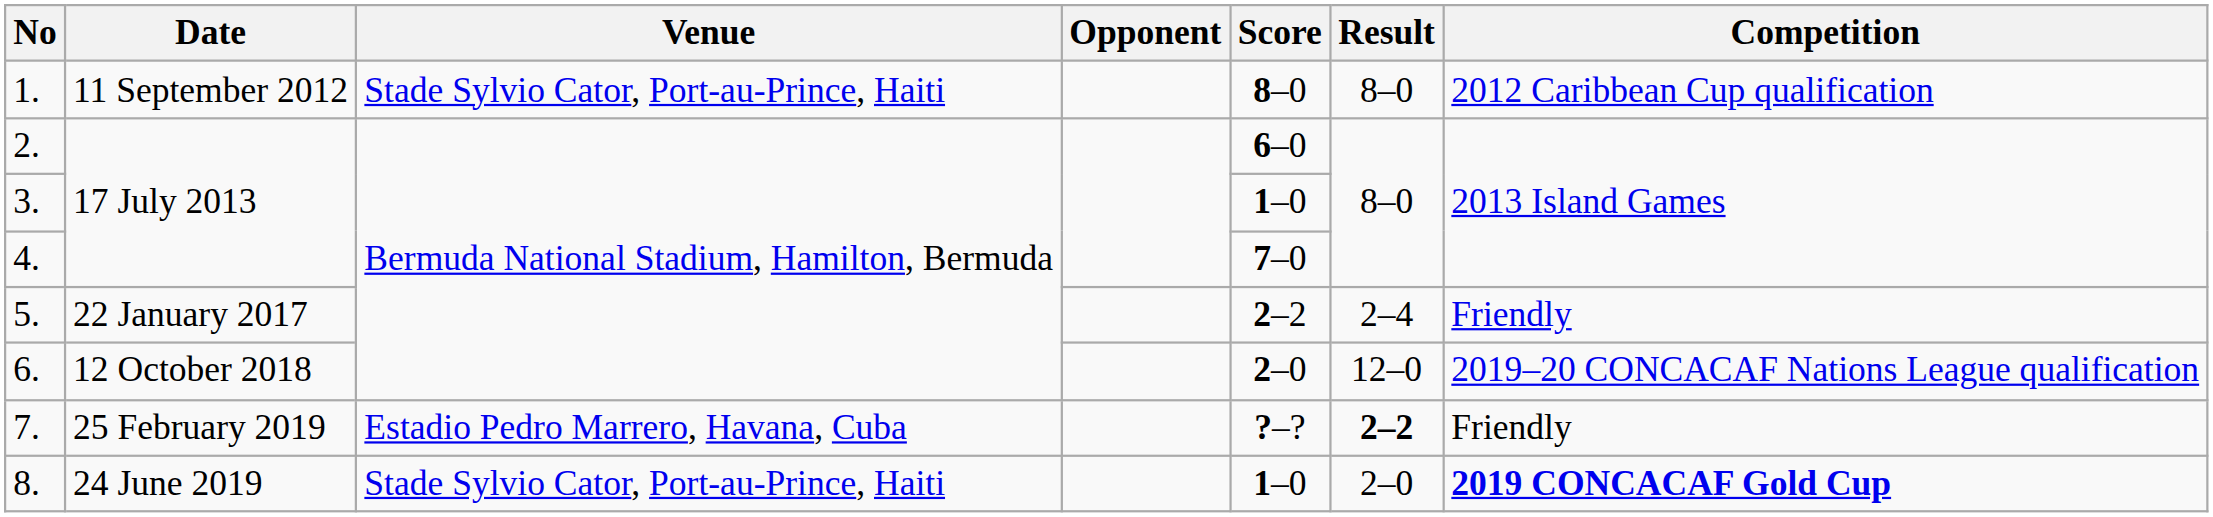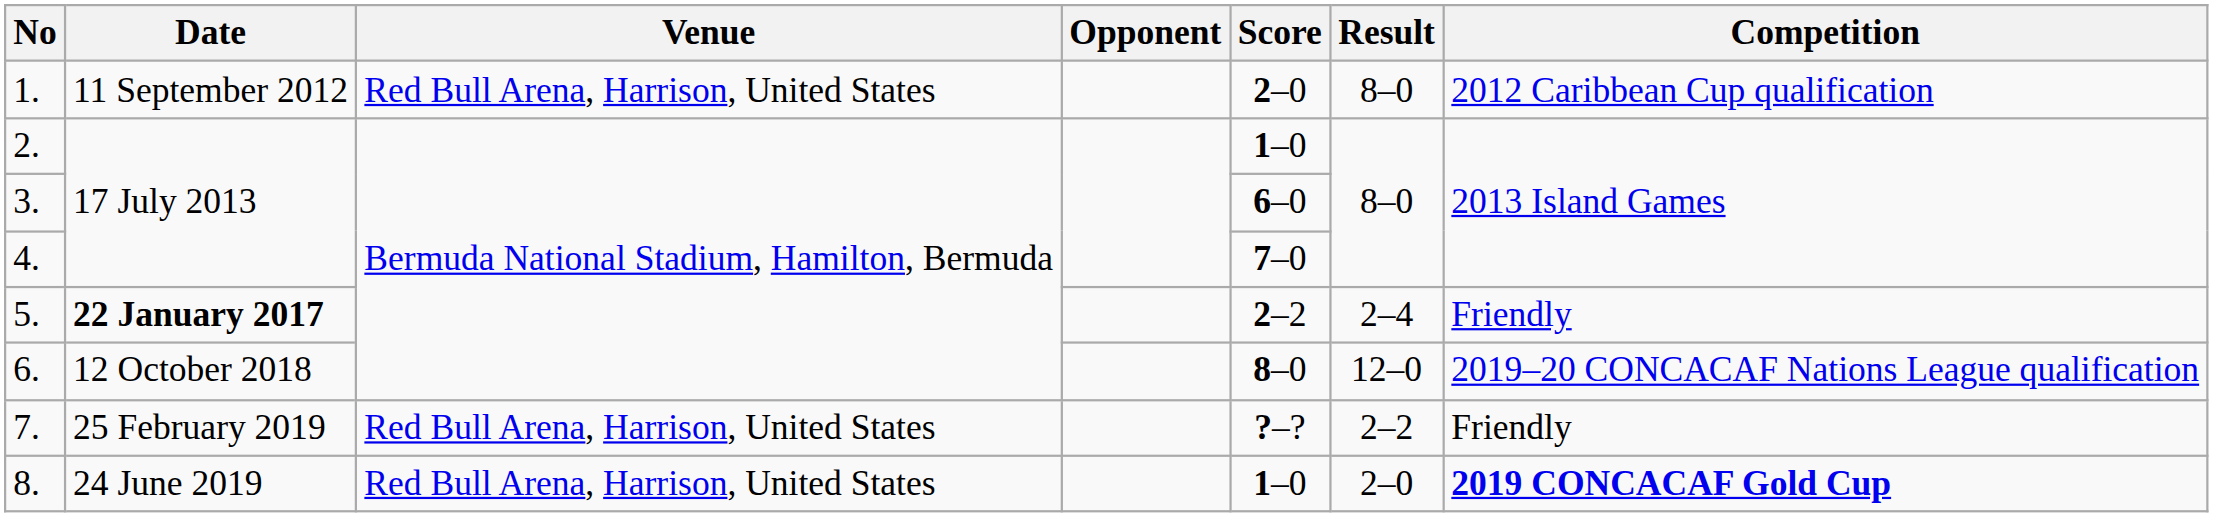(655, 88) Stade Sylvio Cator, Port-au-Prince, Haiti -> (650, 88) Red Bull Arena, Harrison, United States
(1280, 88) 8–0 -> (1280, 88) 2–0
(1280, 145) 6–0 -> (1280, 145) 1–0
(1280, 201) 1–0 -> (1280, 201) 6–0
(190, 314) normal -> (198, 314) bold
(1280, 370) 2–0 -> (1280, 370) 8–0
(636, 426) Estadio Pedro Marrero, Havana, Cuba -> (650, 426) Red Bull Arena, Harrison, United States
(1387, 426) bold -> (1387, 426) normal
(655, 483) Stade Sylvio Cator, Port-au-Prince, Haiti -> (650, 483) Red Bull Arena, Harrison, United States
